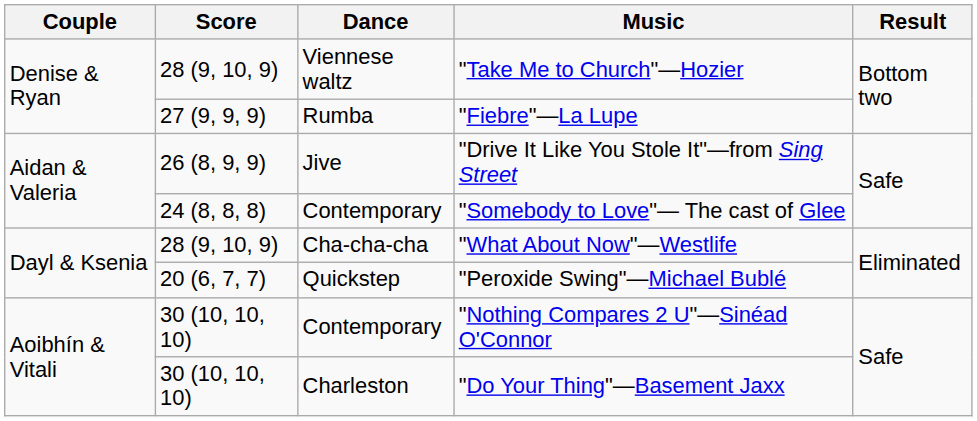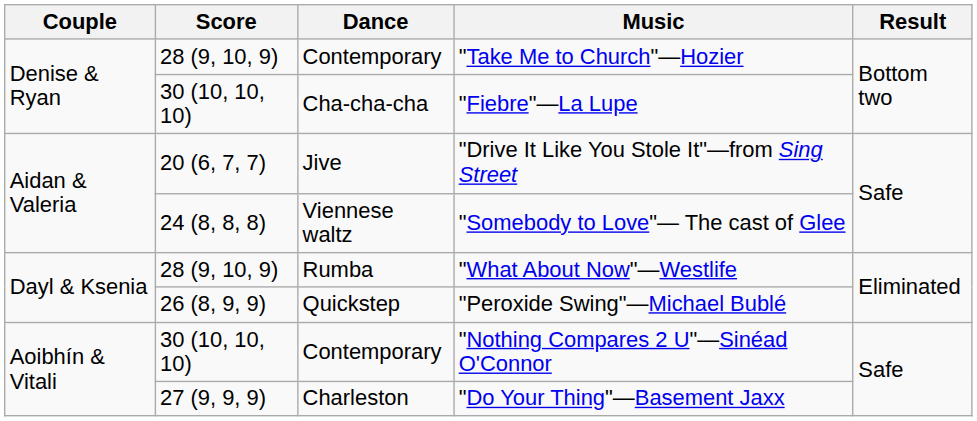(348, 68) Viennese waltz -> (372, 56) Contemporary
(213, 116) 27 (9, 9, 9) -> (212, 103) 30 (10, 10, 10)
(338, 116) Rumba -> (365, 103) Cha-cha-cha
(213, 163) 26 (8, 9, 9) -> (213, 163) 20 (6, 7, 7)
(372, 210) Contemporary -> (348, 222) Viennese waltz
(365, 245) Cha-cha-cha -> (338, 269) Rumba
(213, 279) 20 (6, 7, 7) -> (213, 304) 26 (8, 9, 9)
(212, 386) 30 (10, 10, 10) -> (213, 398) 27 (9, 9, 9)
